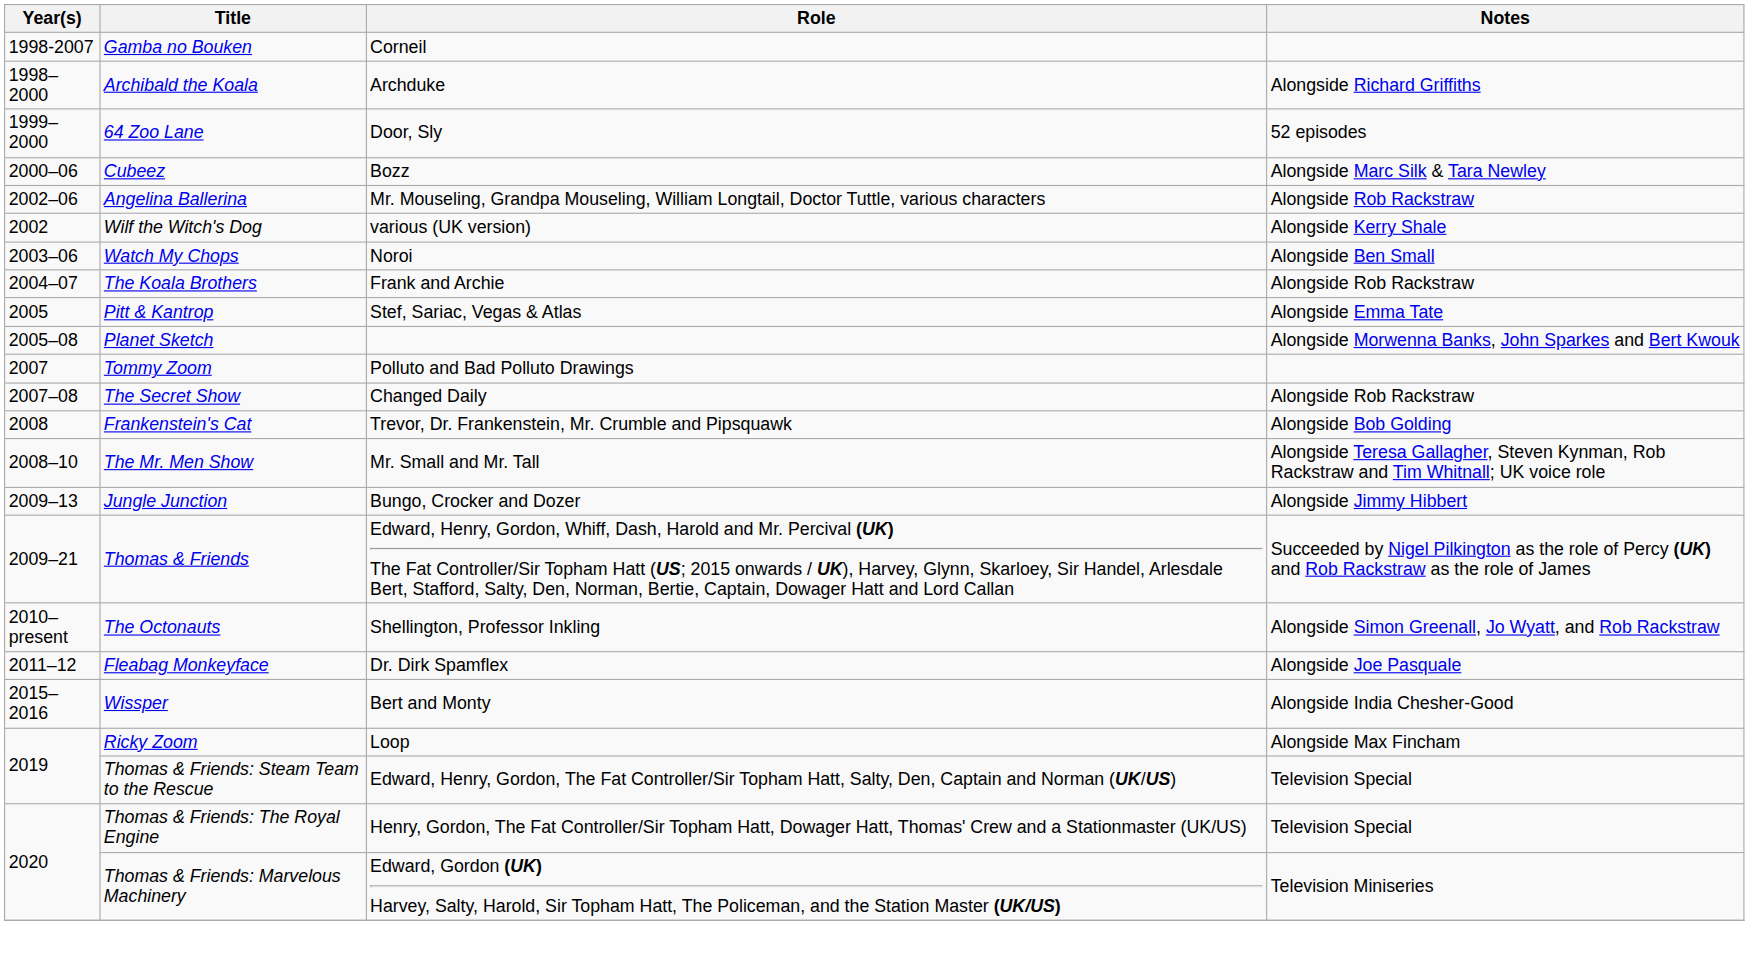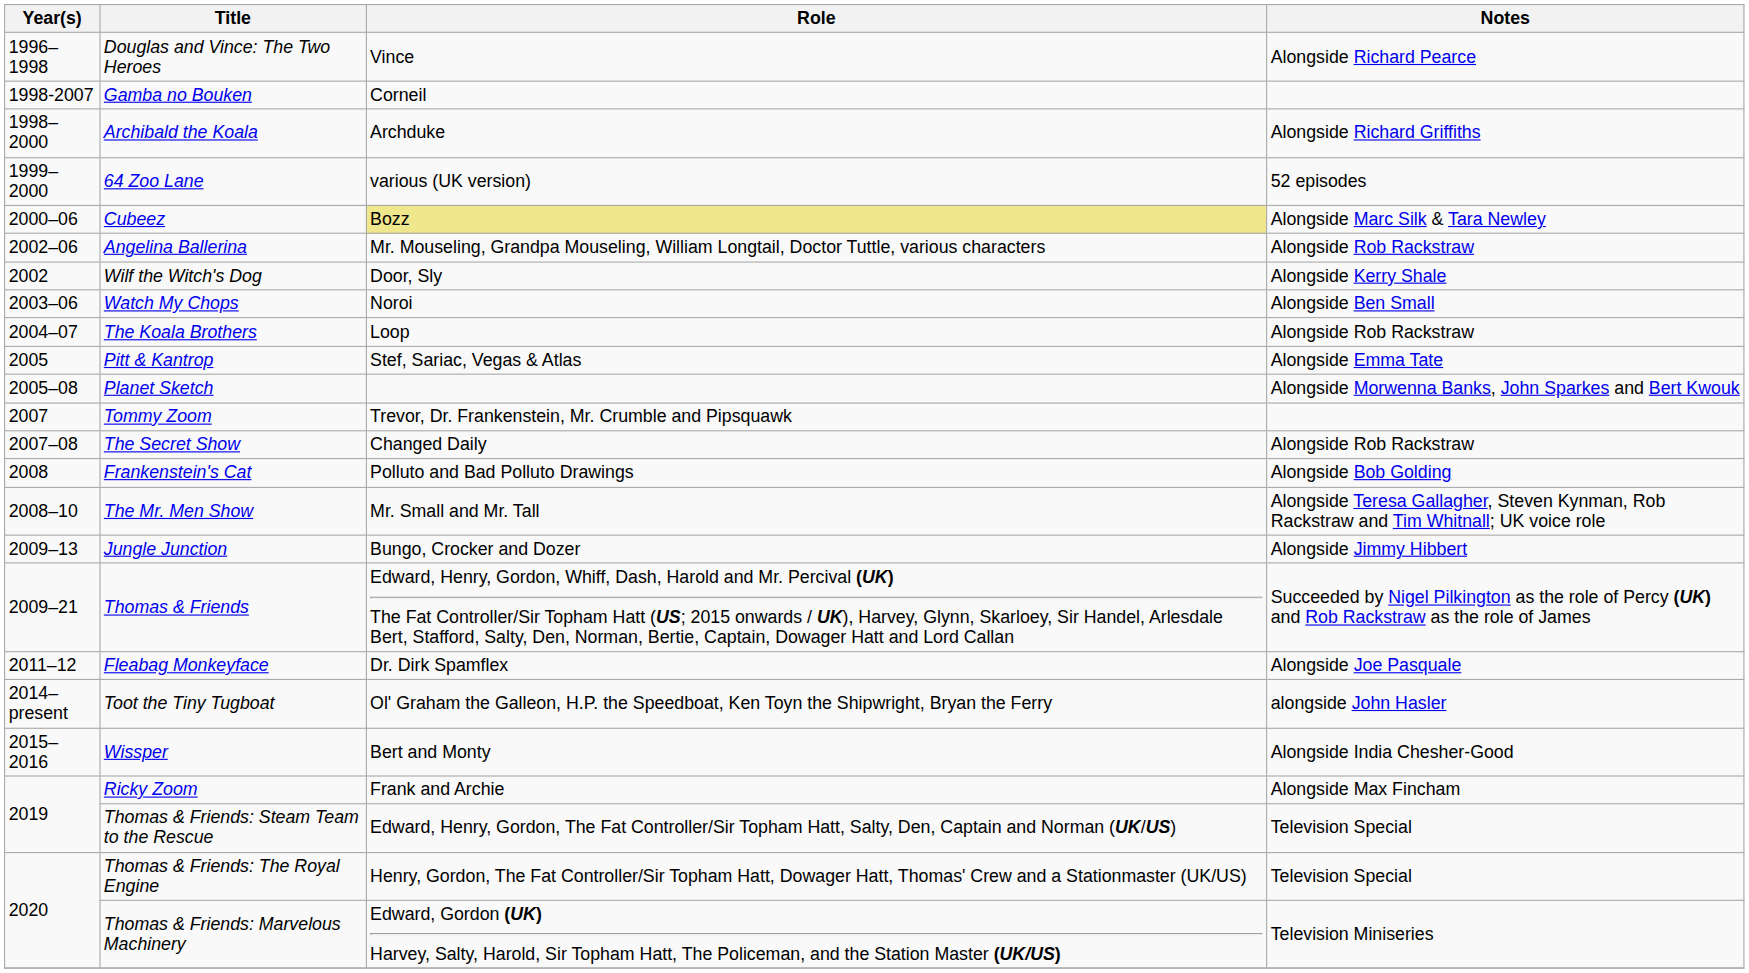+ row: (217, 56)
(406, 133) Door, Sly -> (451, 181) various (UK version)
(390, 171) no background -> (390, 219) khaki background
(451, 227) various (UK version) -> (406, 275) Door, Sly
(437, 283) Frank and Archie -> (390, 332) Loop
(502, 368) Polluto and Bad Polluto Drawings -> (581, 416) Trevor, Dr. Frankenstein, Mr. Crumble and Pipsquawk
(581, 424) Trevor, Dr. Frankenstein, Mr. Crumble and Pipsquawk -> (502, 472) Polluto and Bad Polluto Drawings
- row: (162, 627)
+ row: (189, 703)
(390, 741) Loop -> (437, 789) Frank and Archie
